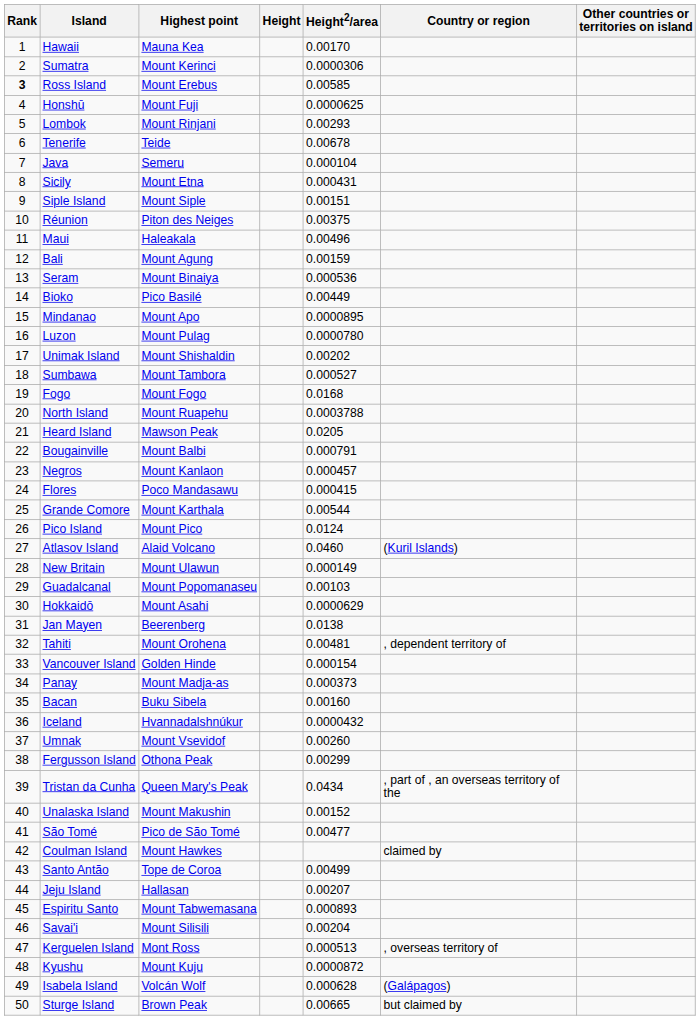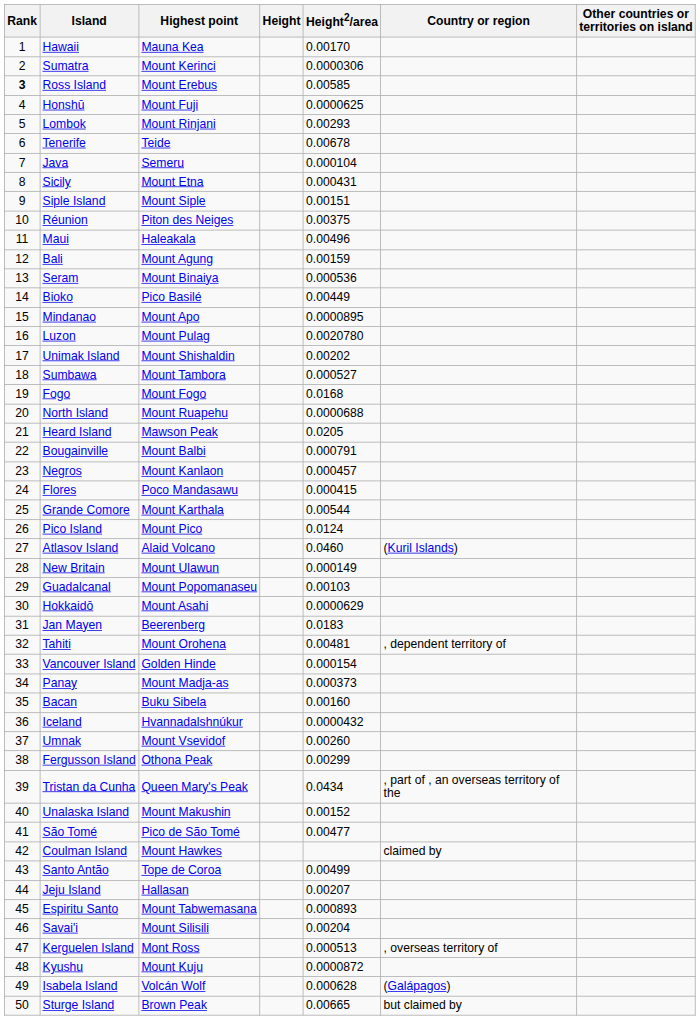(335, 336) 0.0000780 -> (335, 336) 0.0020780
(335, 413) 0.0003788 -> (335, 413) 0.0000688
(325, 625) 0.0138 -> (325, 625) 0.0183
